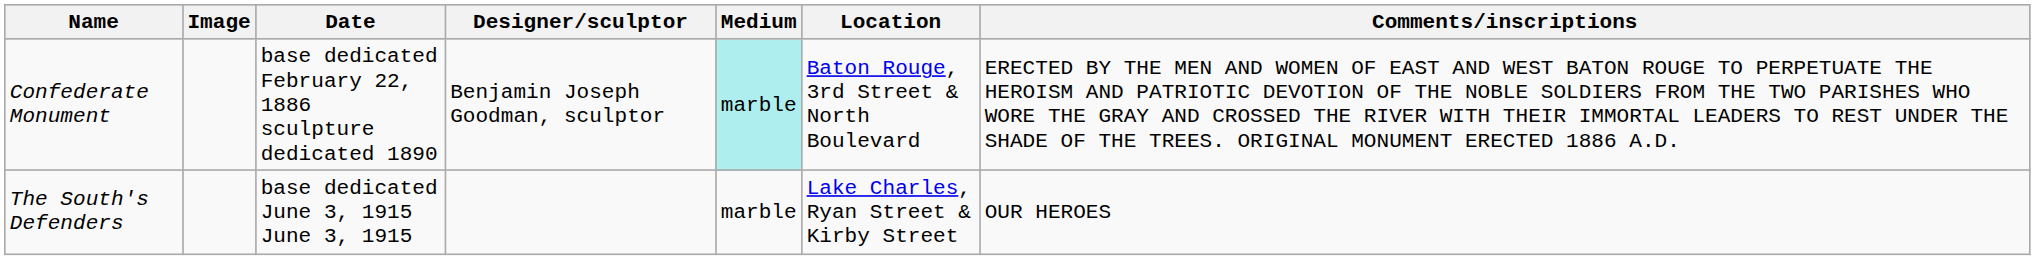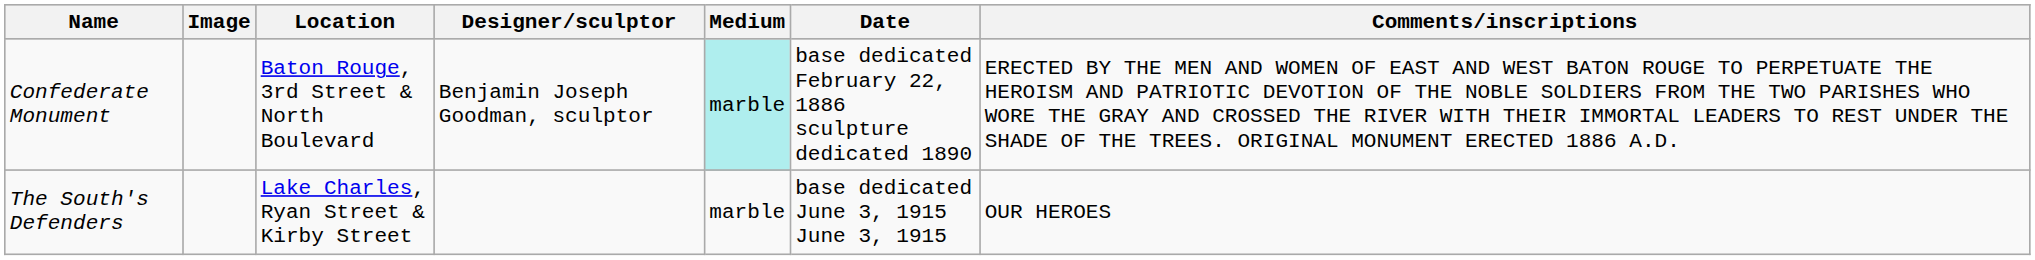columns swapped: (891, 22) <-> (350, 22)
